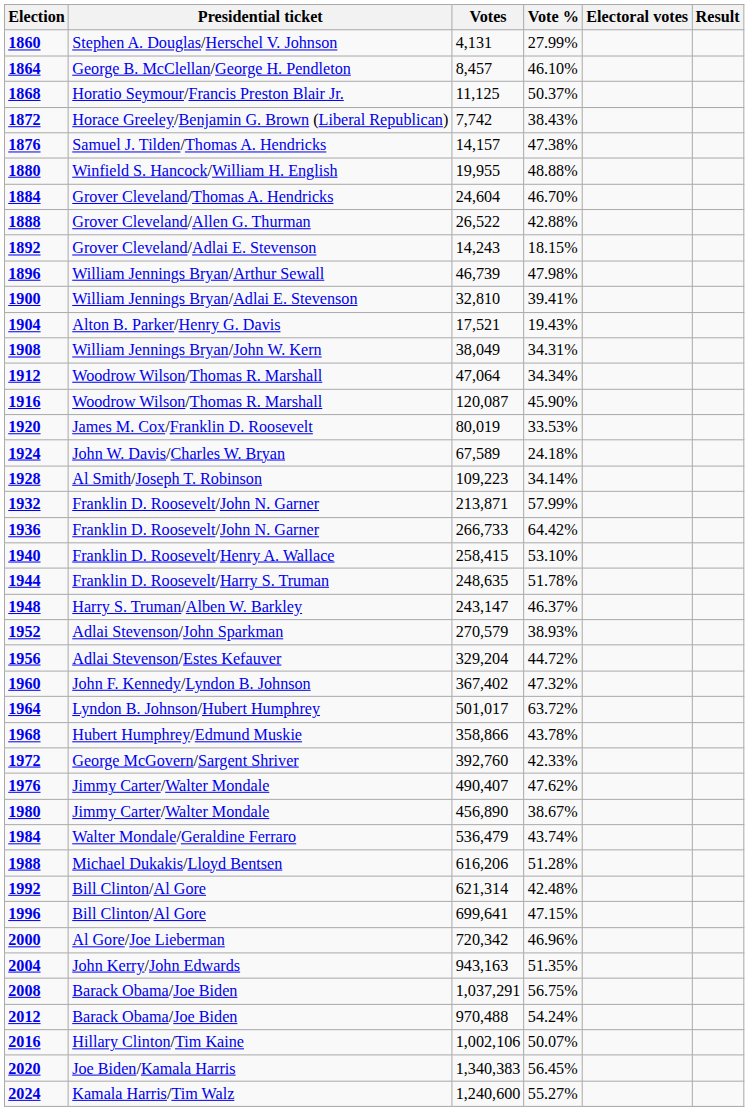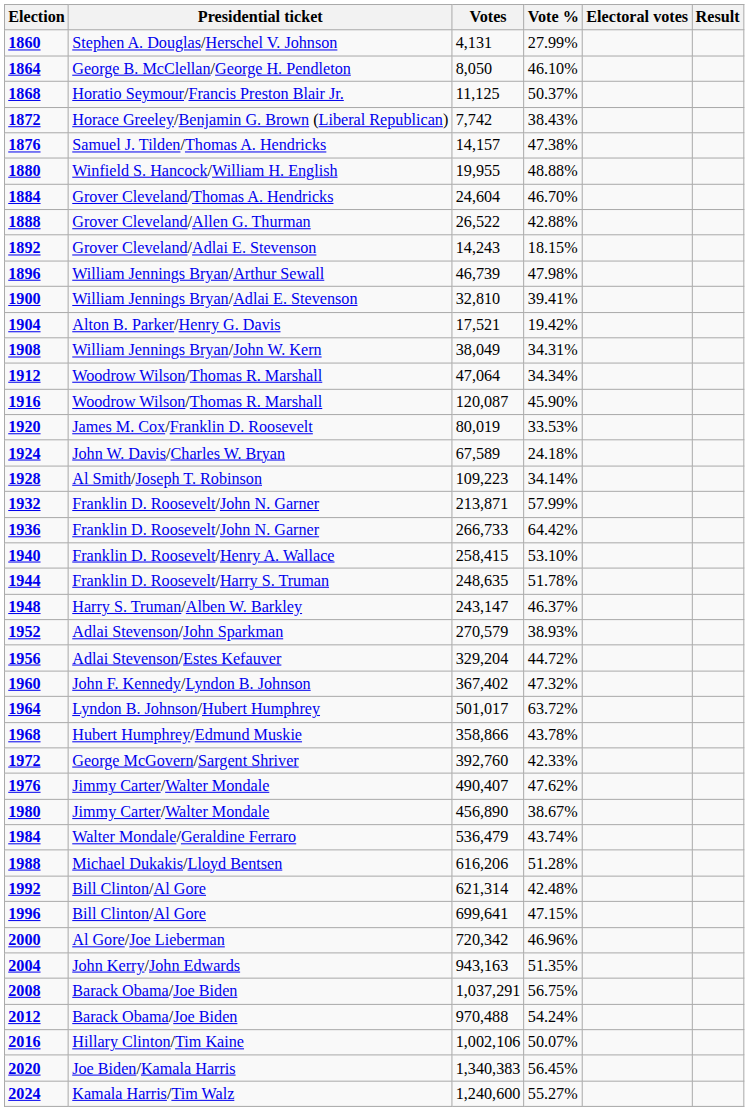(474, 68) 8,457 -> (474, 68) 8,050
(553, 324) 19.43% -> (553, 324) 19.42%
